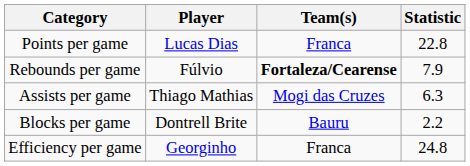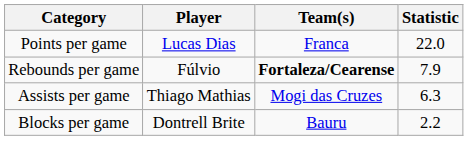(433, 43) 22.8 -> (430, 43) 22.0
- row: (75, 148)
